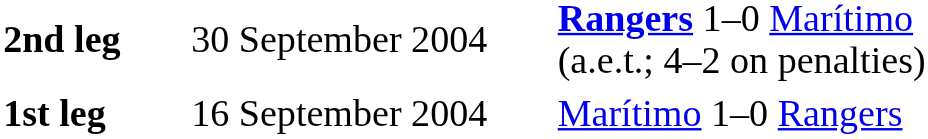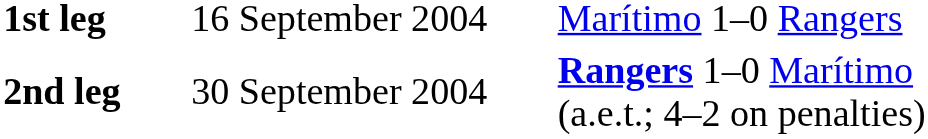rows swapped: (54, 113) <-> (62, 39)
